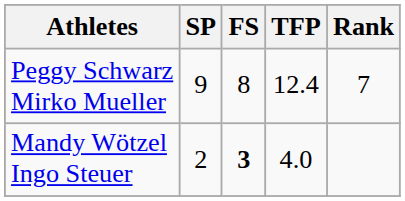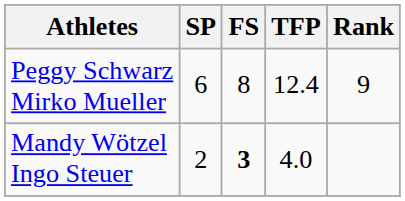(201, 85) 9 -> (201, 85) 6
(364, 85) 7 -> (364, 85) 9
